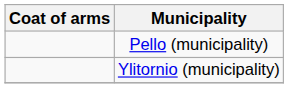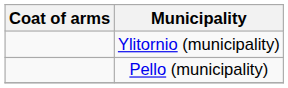rows swapped: (199, 44) <-> (199, 70)
